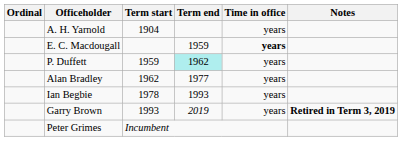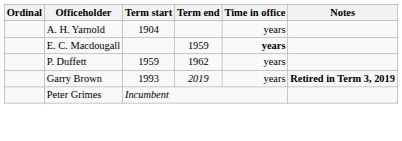(198, 62) paleturquoise background -> (198, 62) no background
- row: (75, 78)
- row: (69, 95)
